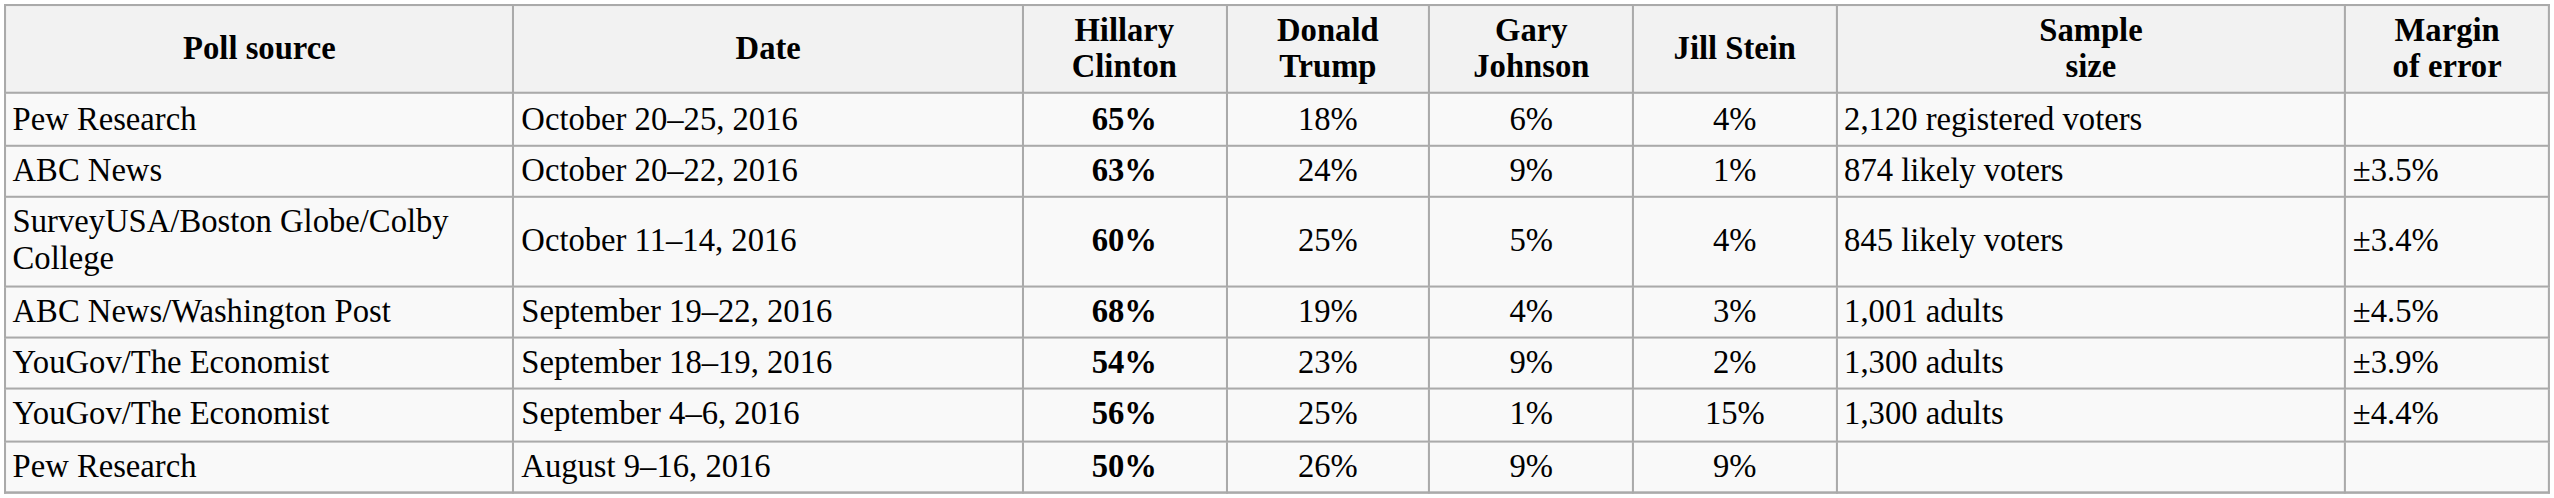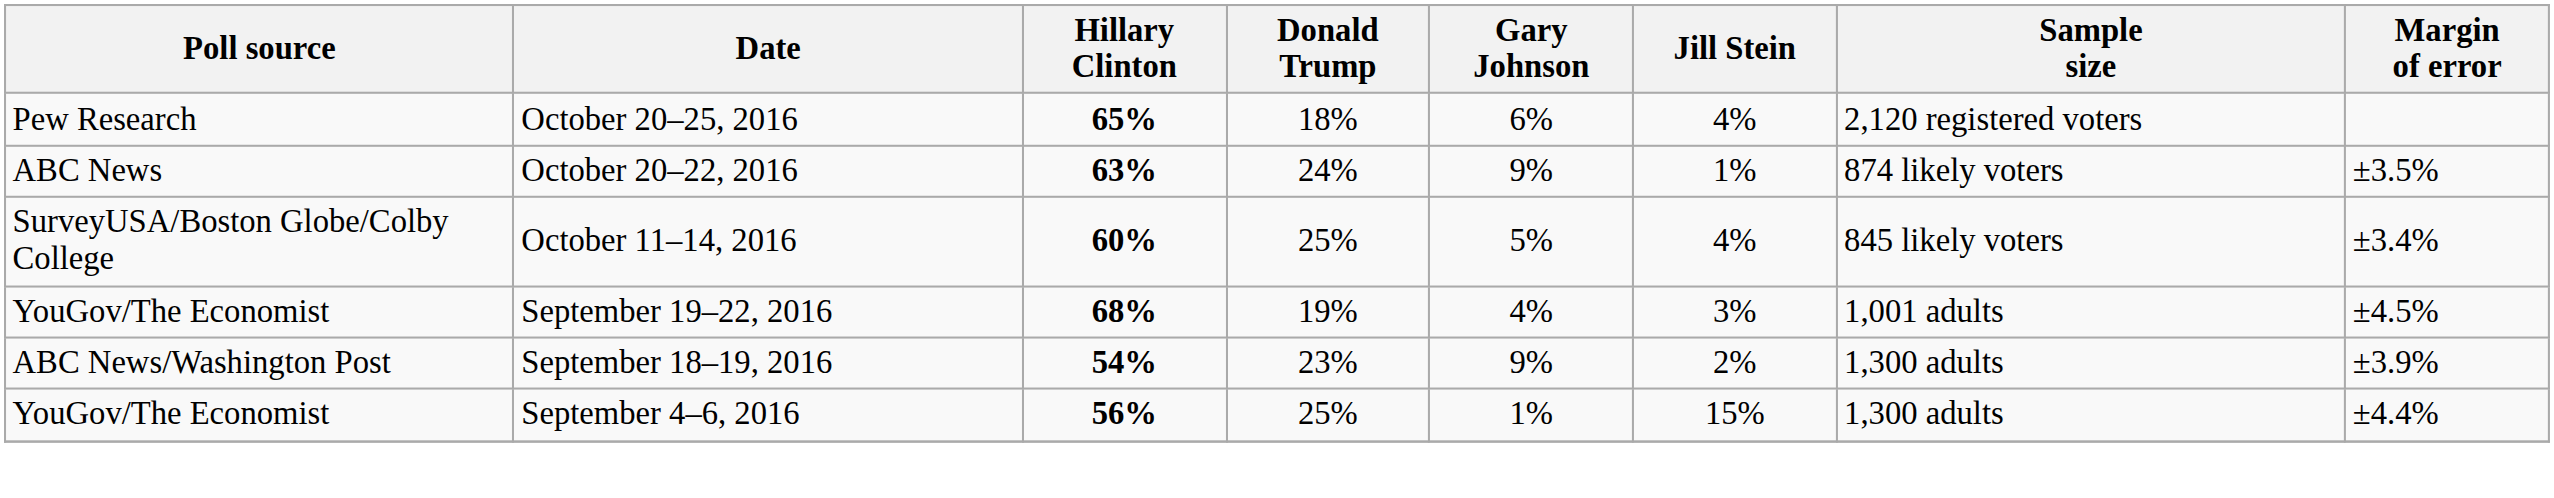(202, 310) ABC News/Washington Post -> (171, 310) YouGov/The Economist
(171, 362) YouGov/The Economist -> (202, 362) ABC News/Washington Post
- row: (646, 466)
